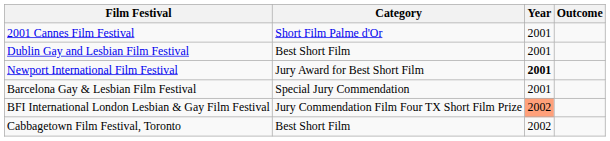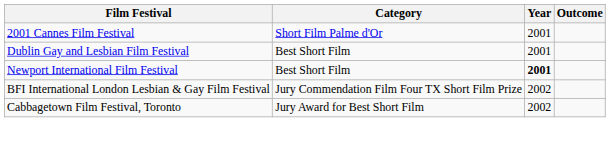(350, 70) Jury Award for Best Short Film -> (313, 70) Best Short Film
- row: (102, 88)
(539, 107) lightsalmon background -> (539, 88) no background
(313, 126) Best Short Film -> (350, 107) Jury Award for Best Short Film
